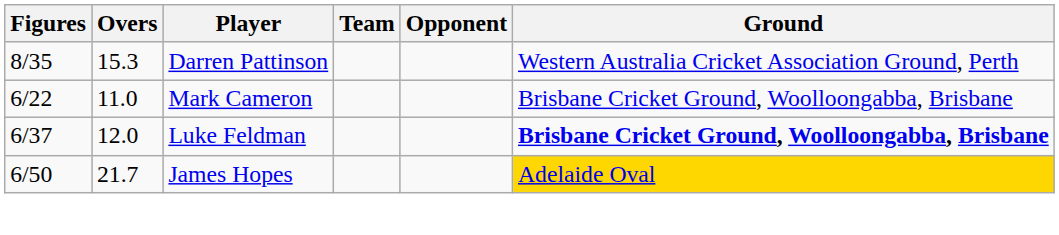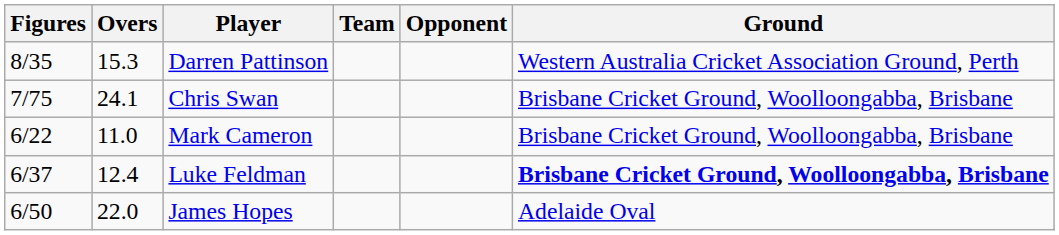+ row: (223, 98)
(118, 135) 12.0 -> (118, 173) 12.4
(118, 173) 21.7 -> (118, 211) 22.0
(587, 173) gold background -> (587, 211) no background
